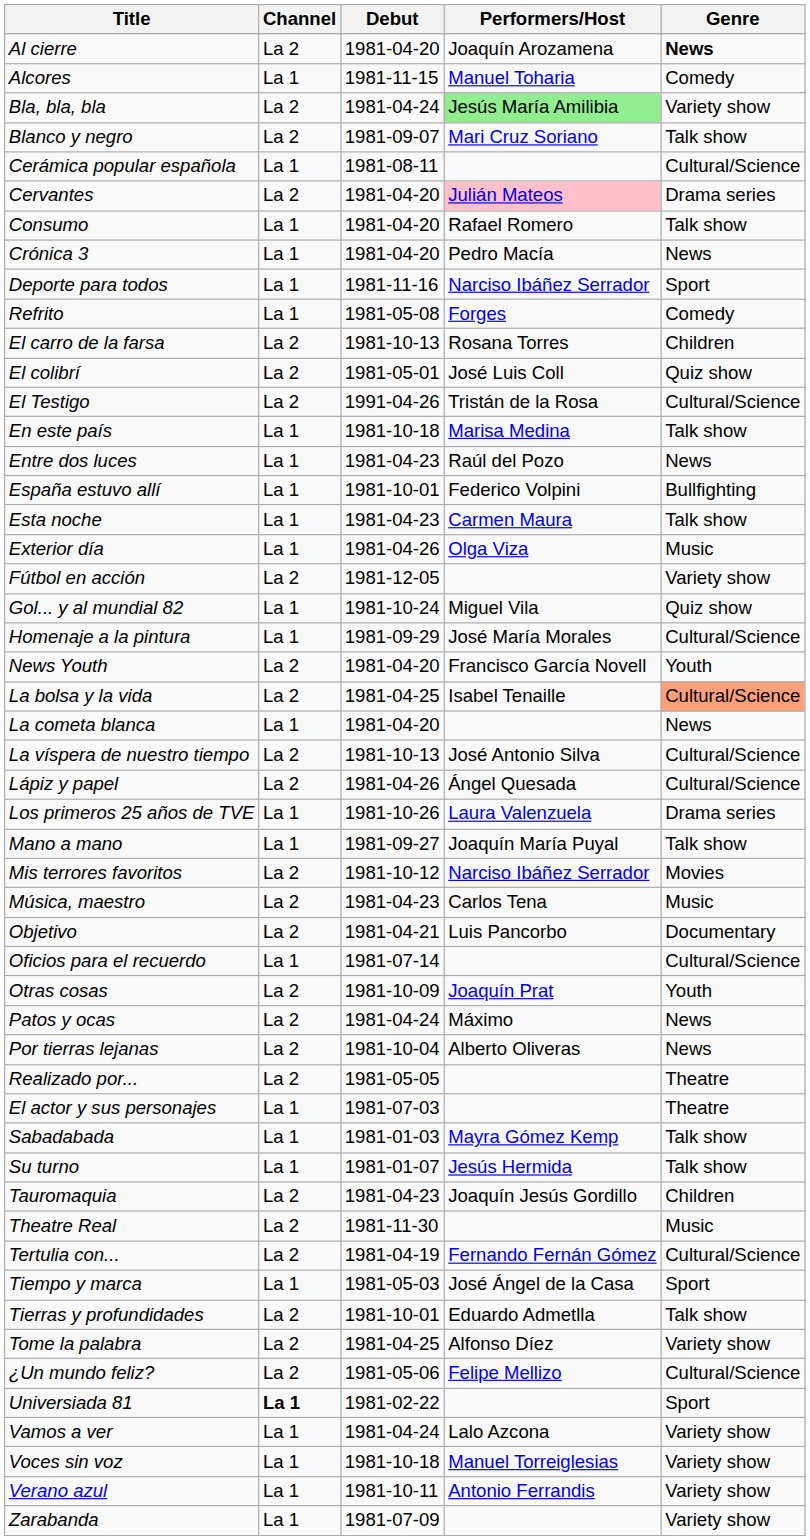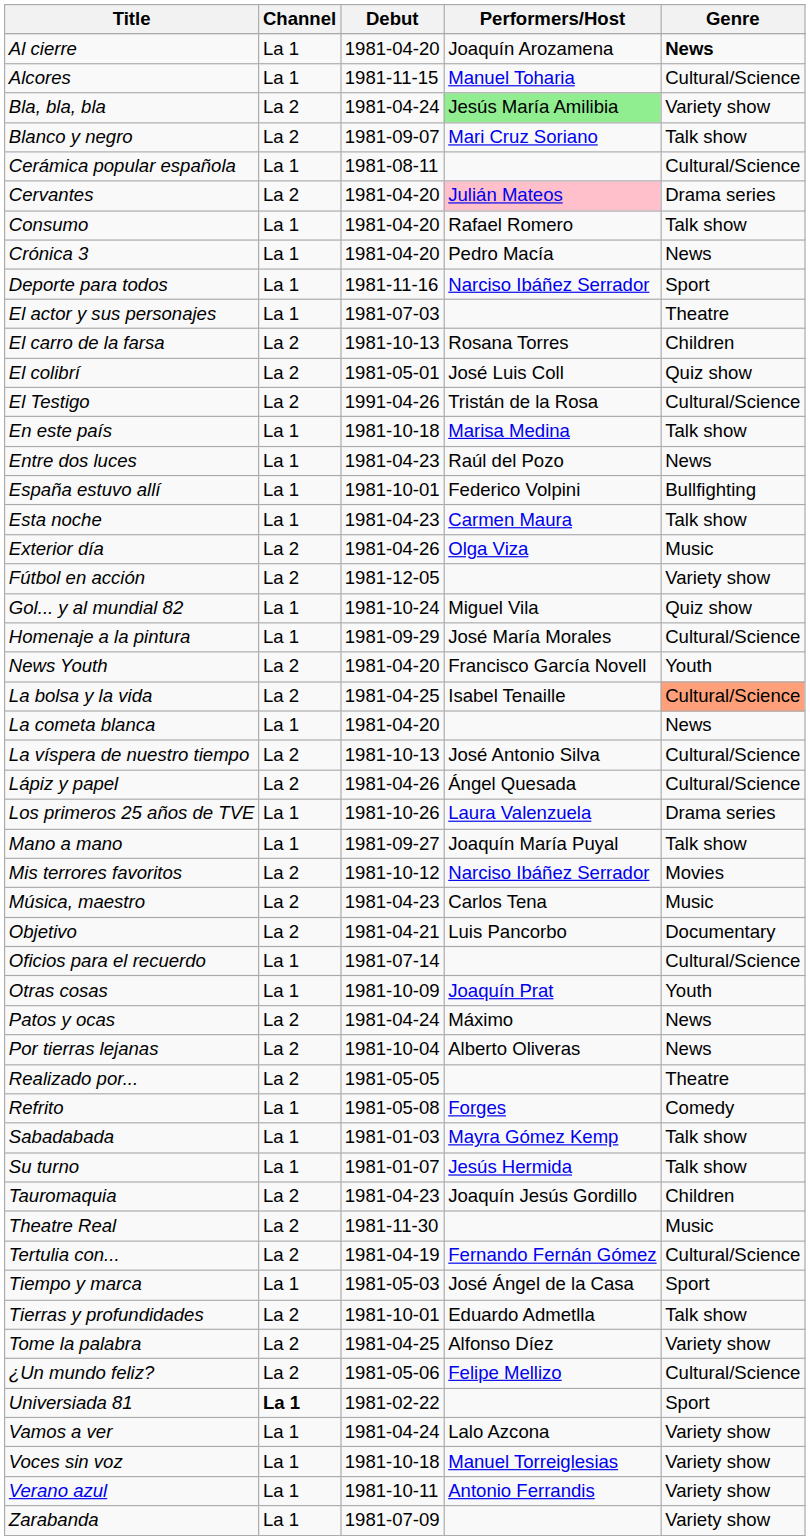(281, 48) La 2 -> (281, 48) La 1
(700, 78) Comedy -> (733, 78) Cultural/Science
rows swapped: (113, 1108) <-> (36, 313)
(281, 549) La 1 -> (281, 549) La 2
(281, 990) La 2 -> (281, 990) La 1
